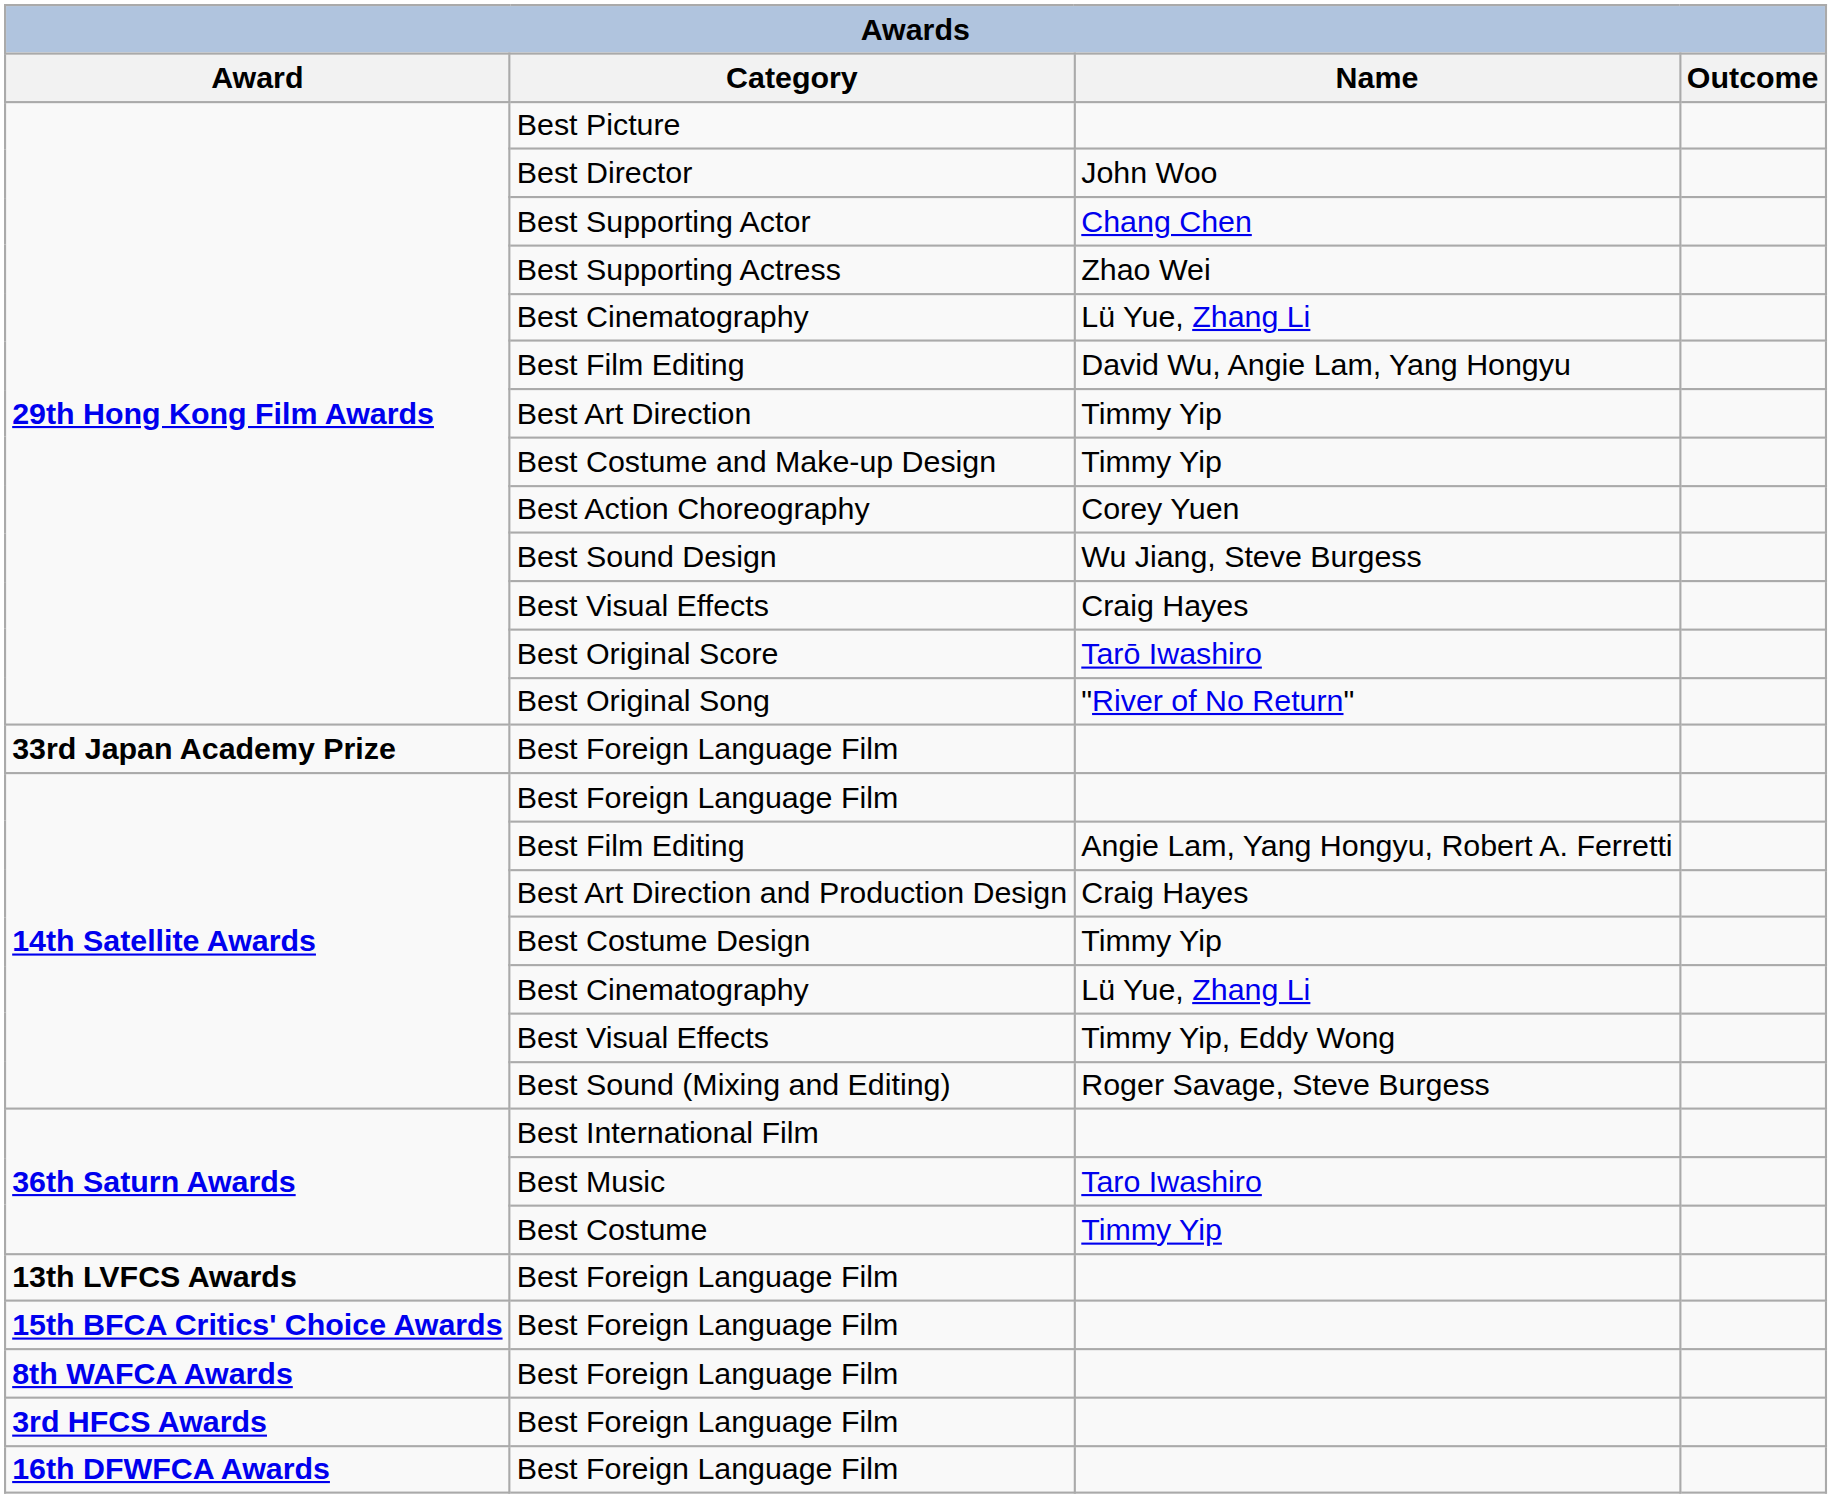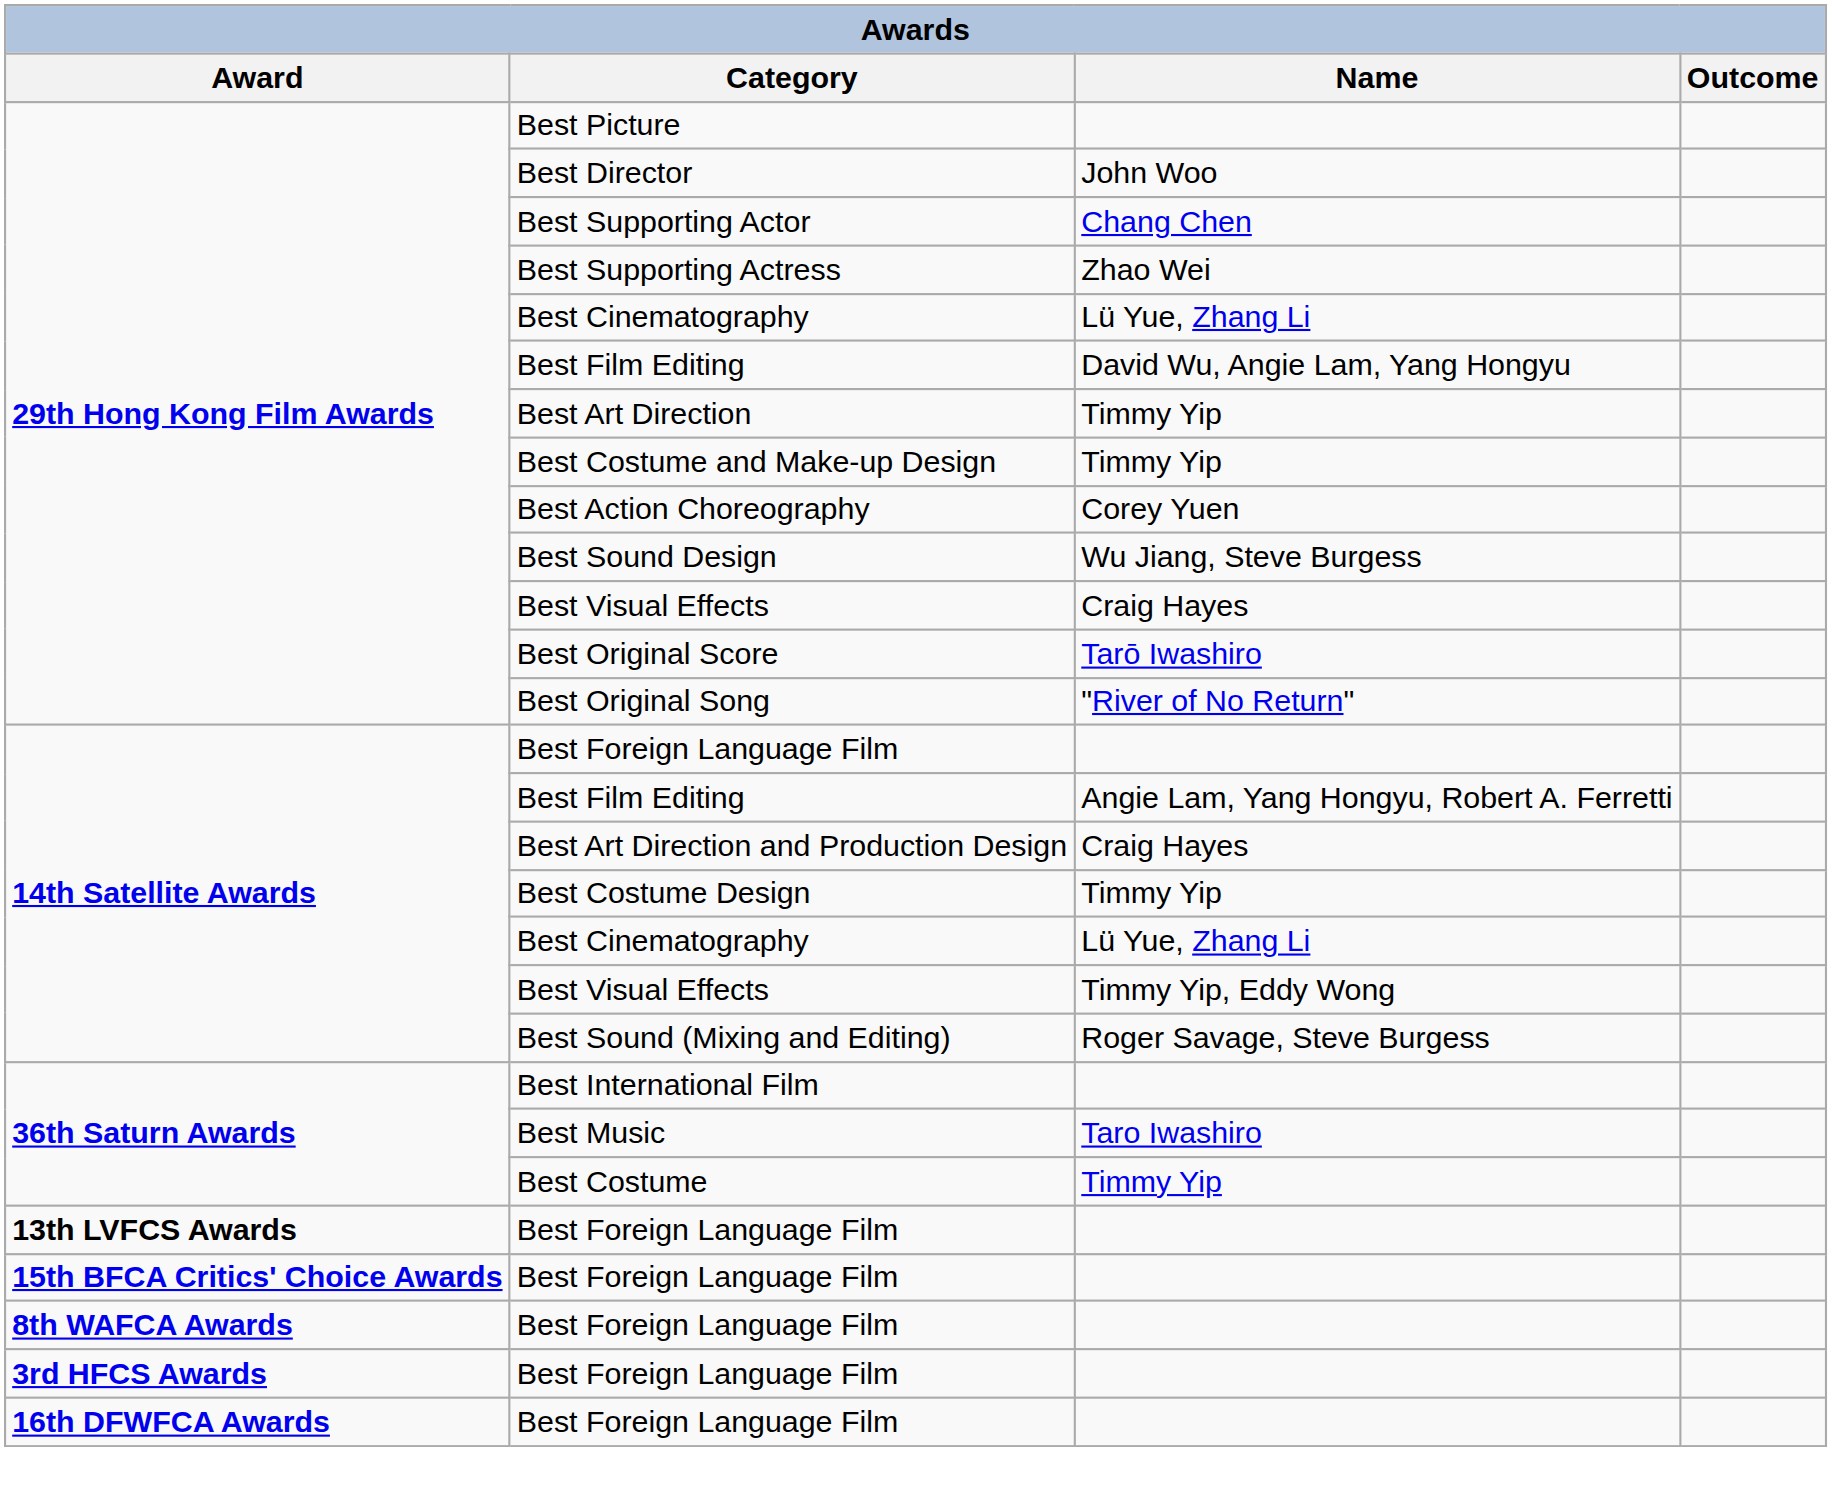- row: (204, 749)
